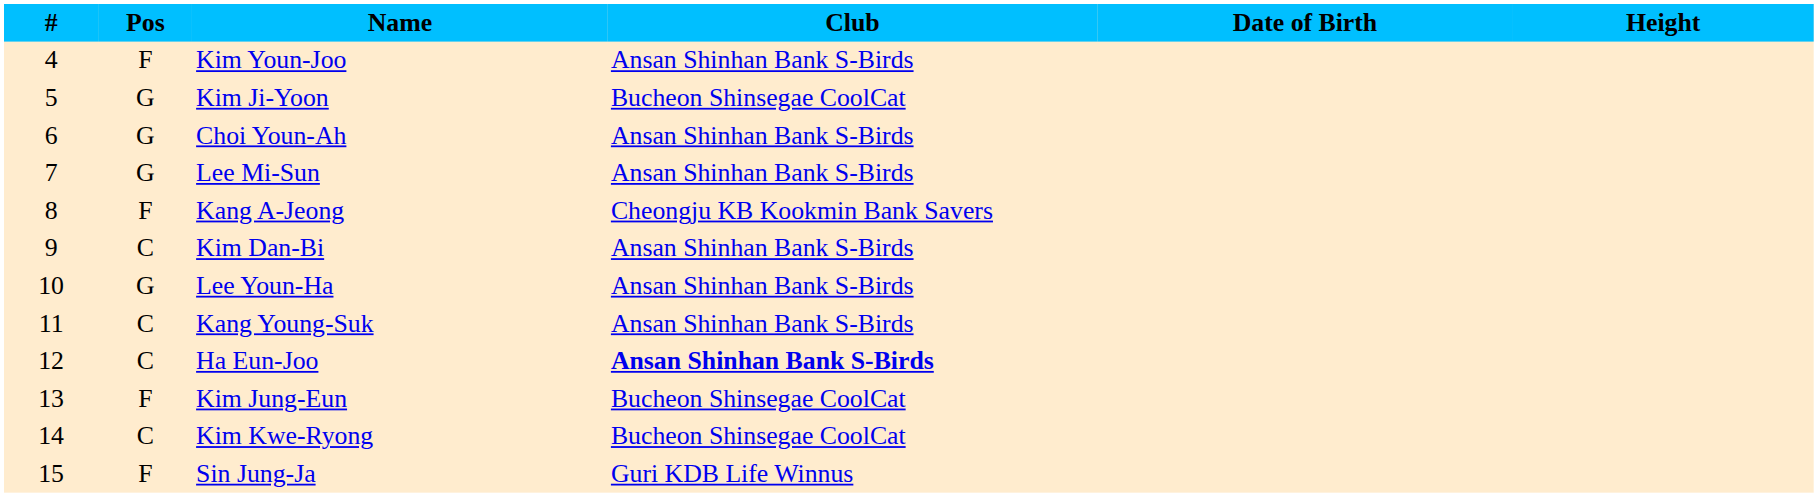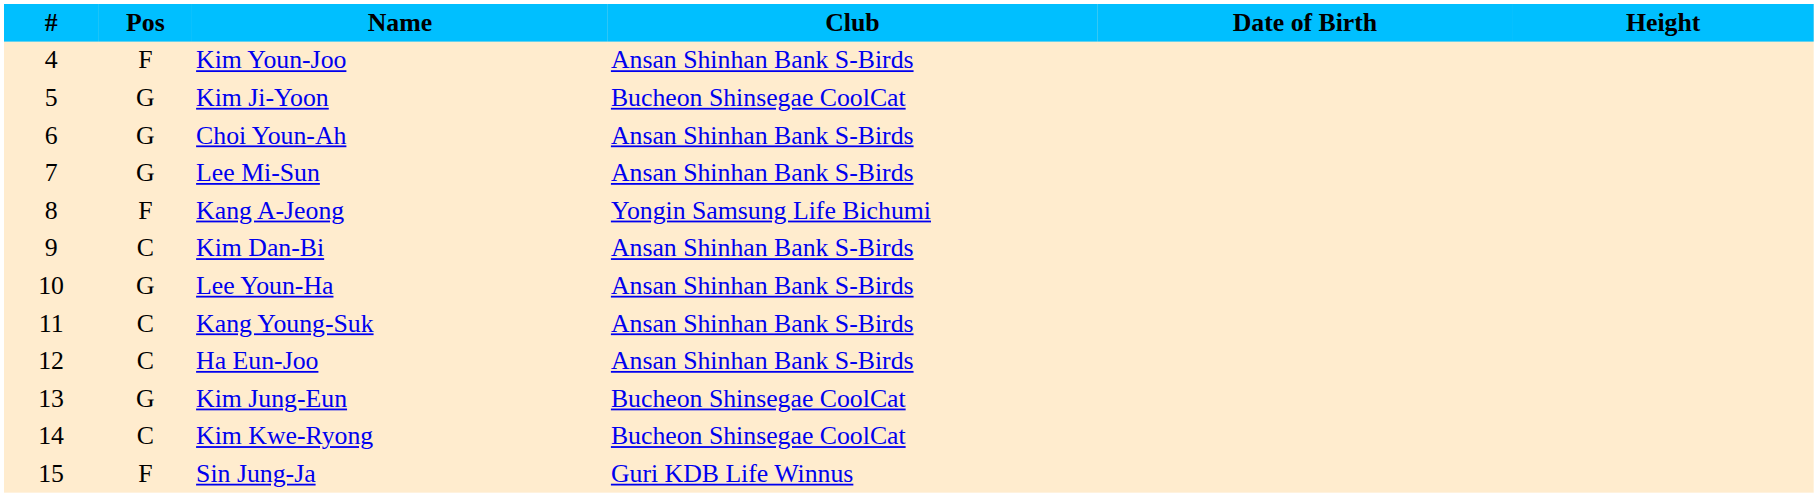(802, 210) Cheongju KB Kookmin Bank Savers -> (771, 210) Yongin Samsung Life Bichumi
(772, 360) bold -> (762, 360) normal
(145, 398) F -> (145, 398) G
